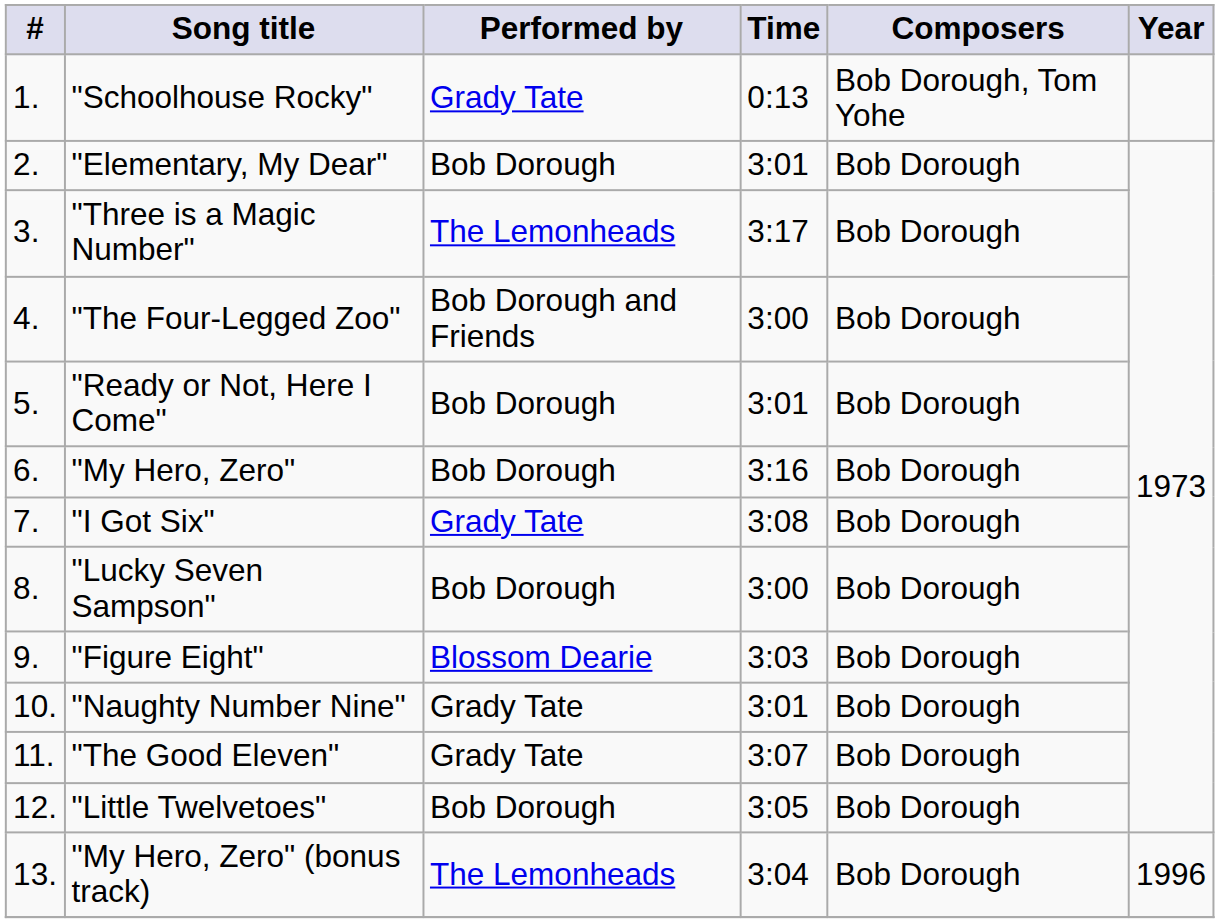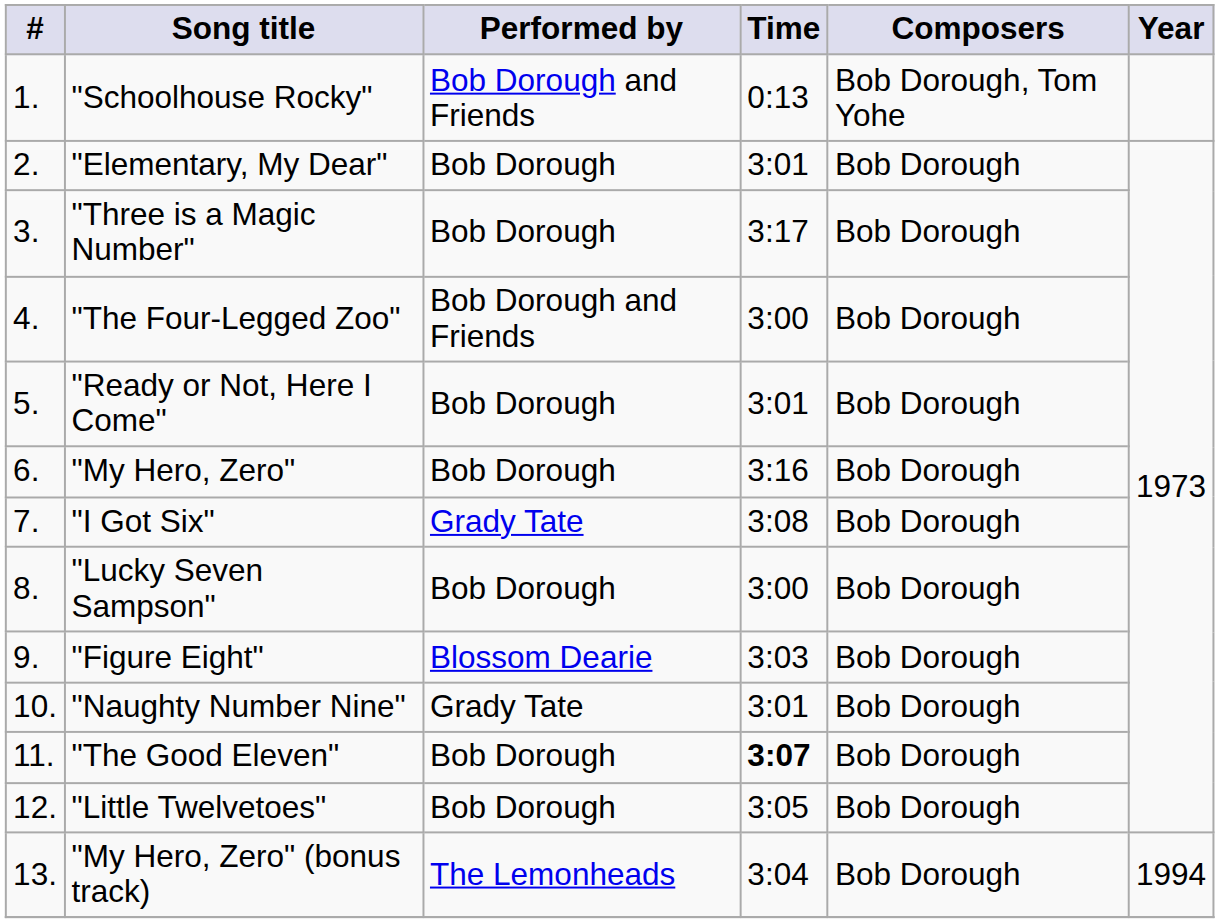(507, 97) Grady Tate -> (554, 97) Bob Dorough and Friends
(553, 232) The Lemonheads -> (523, 232) Bob Dorough
(507, 756) Grady Tate -> (523, 756) Bob Dorough
(778, 756) normal -> (779, 756) bold
(1171, 874) 1996 -> (1171, 874) 1994
